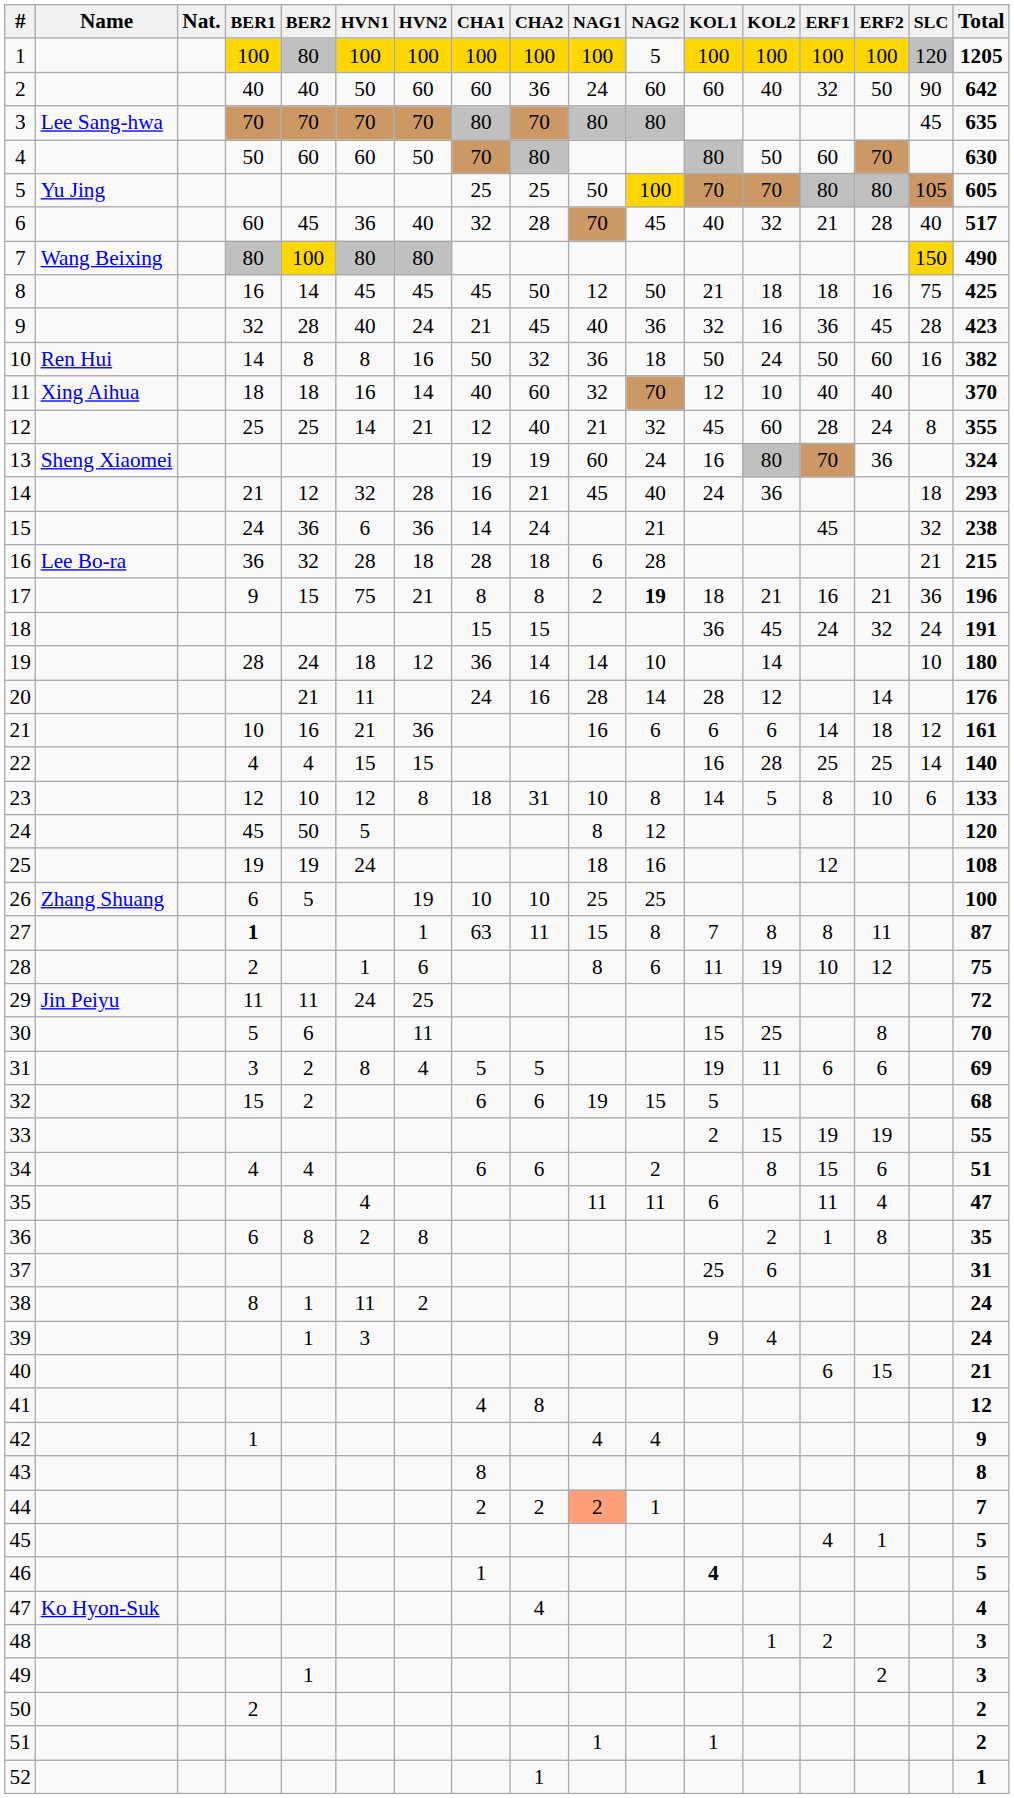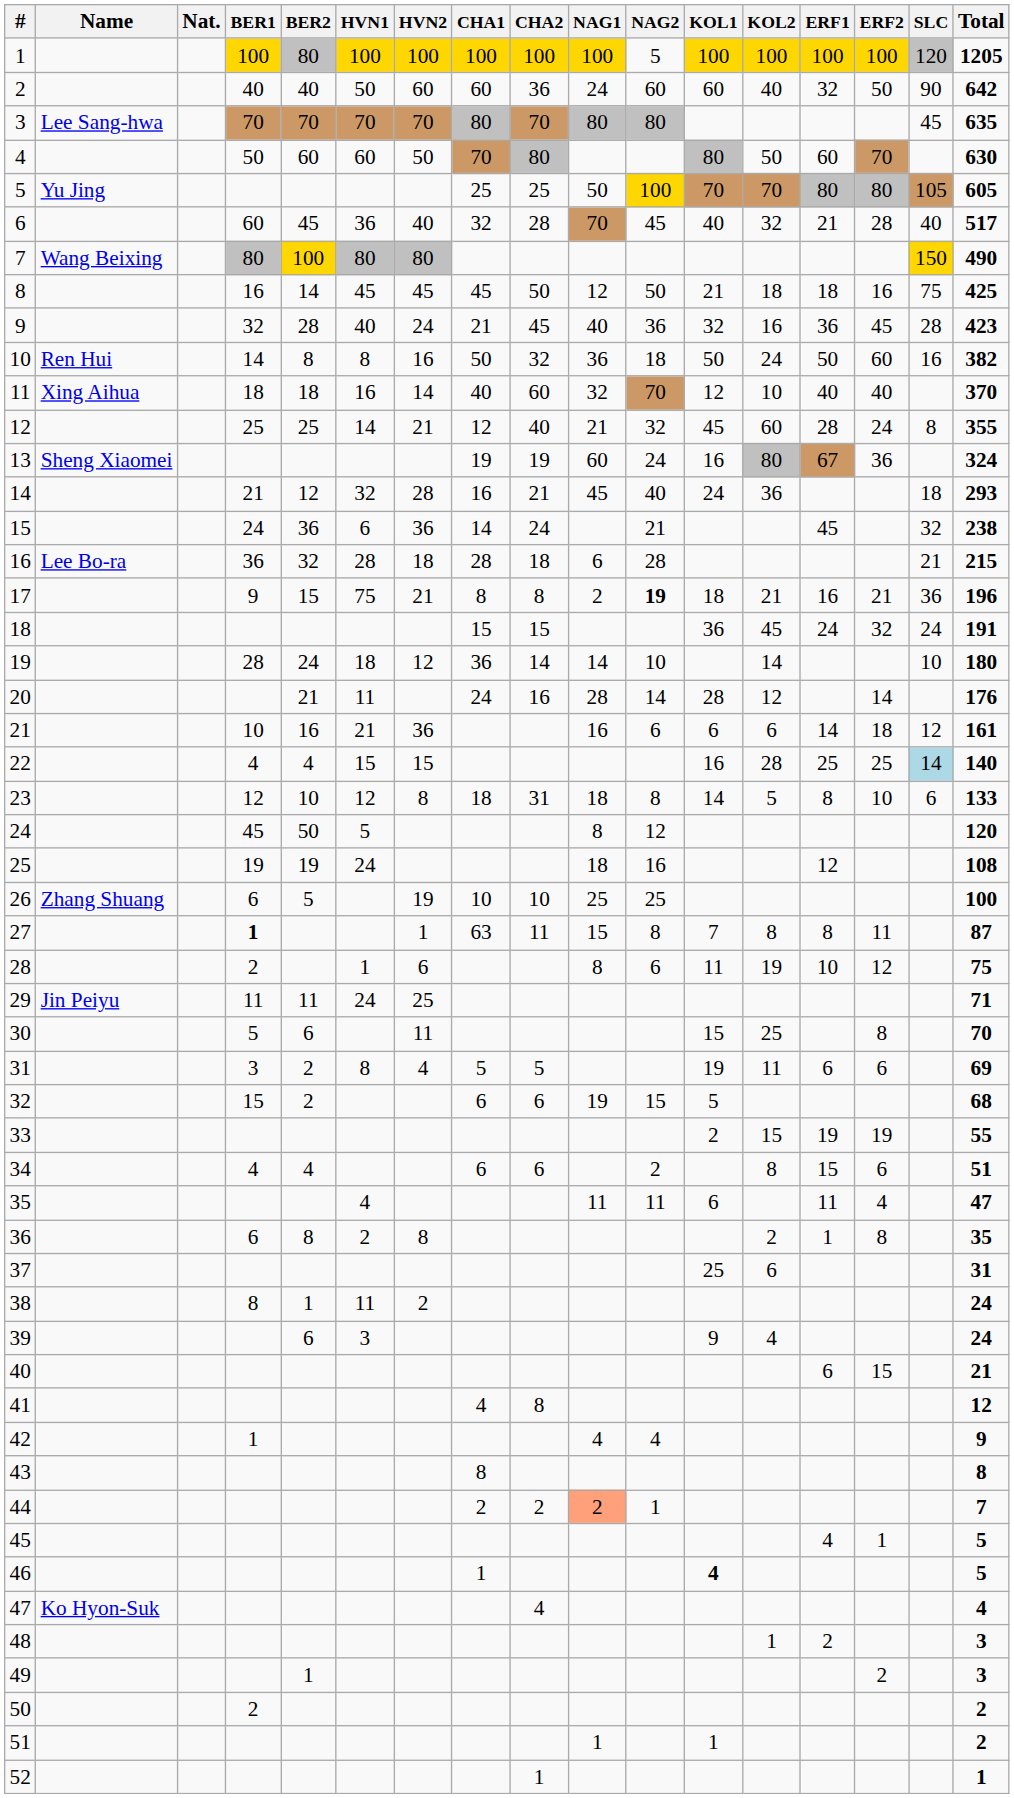(828, 460) 70 -> (828, 460) 67
(931, 763) no background -> (931, 763) lightblue background
(597, 797) 10 -> (597, 797) 18
(981, 1000) 72 -> (981, 1000) 71
(308, 1337) 1 -> (308, 1337) 6
